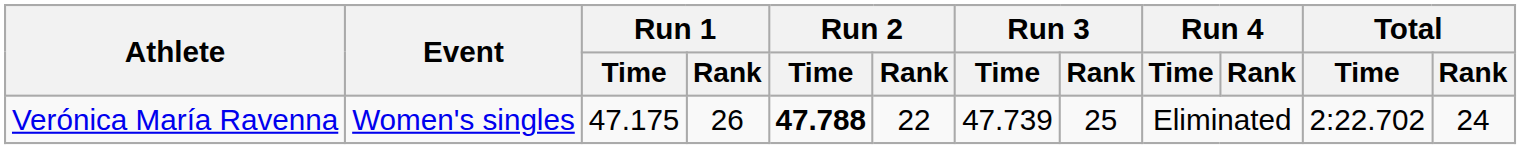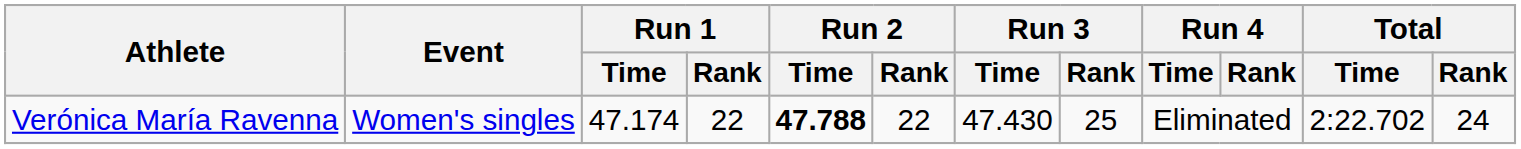(634, 120) 47.175 -> (634, 120) 47.174
(727, 120) 26 -> (727, 120) 22
(1007, 120) 47.739 -> (1007, 120) 47.430
